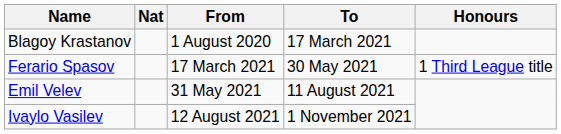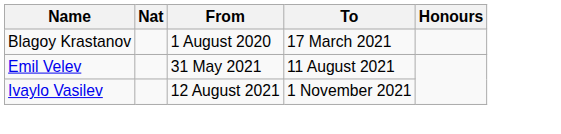- row: (61, 66)
